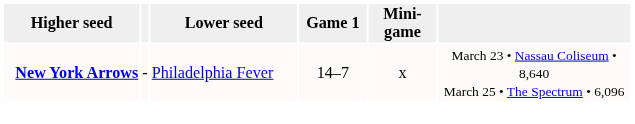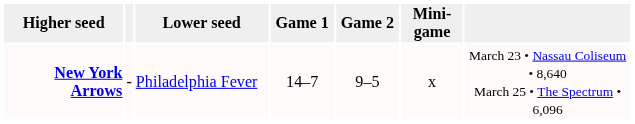+ column: (367, 23)
